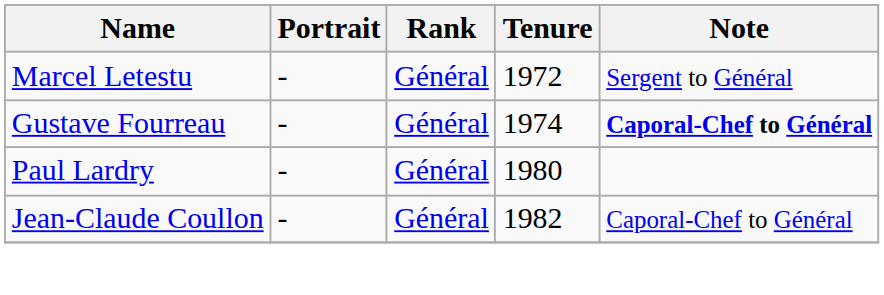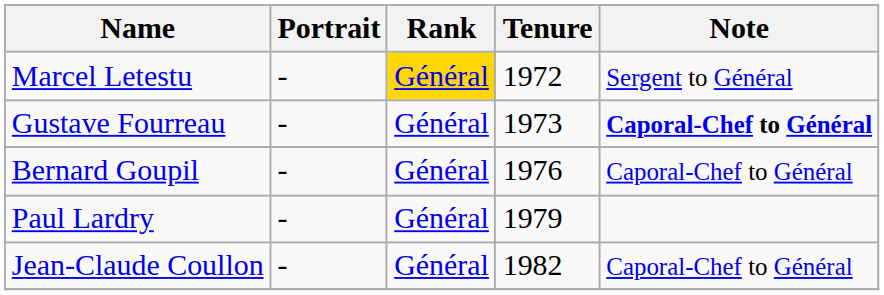(442, 75) no background -> (442, 75) gold background
(533, 123) 1974 -> (533, 123) 1973
+ row: (105, 170)
(533, 170) 1980 -> (533, 218) 1979
